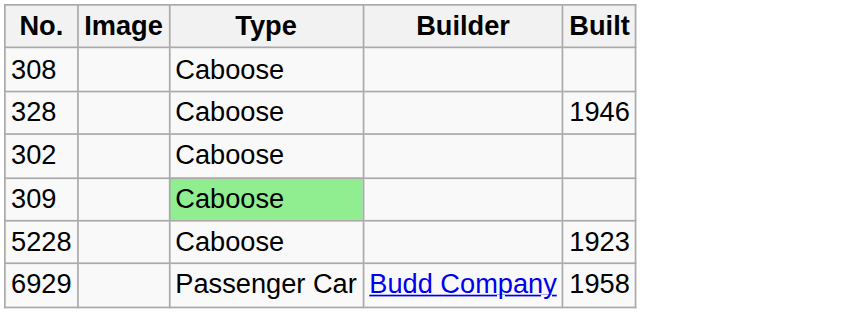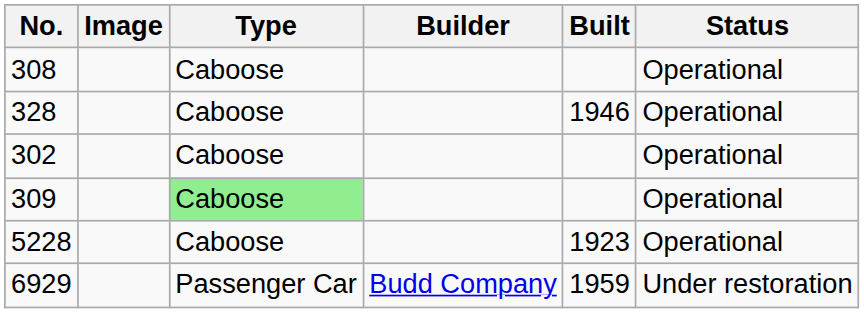+ column: (747, 26)
(600, 284) 1958 -> (600, 284) 1959
